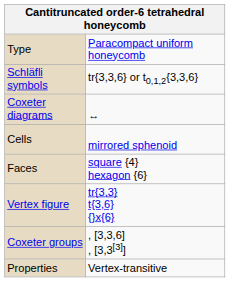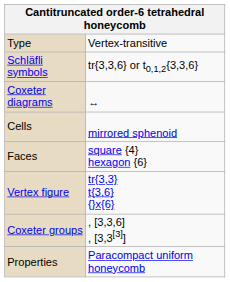(141, 49) Paracompact uniform honeycomb -> (128, 43) Vertex-transitive
(128, 268) Vertex-transitive -> (141, 261) Paracompact uniform honeycomb
